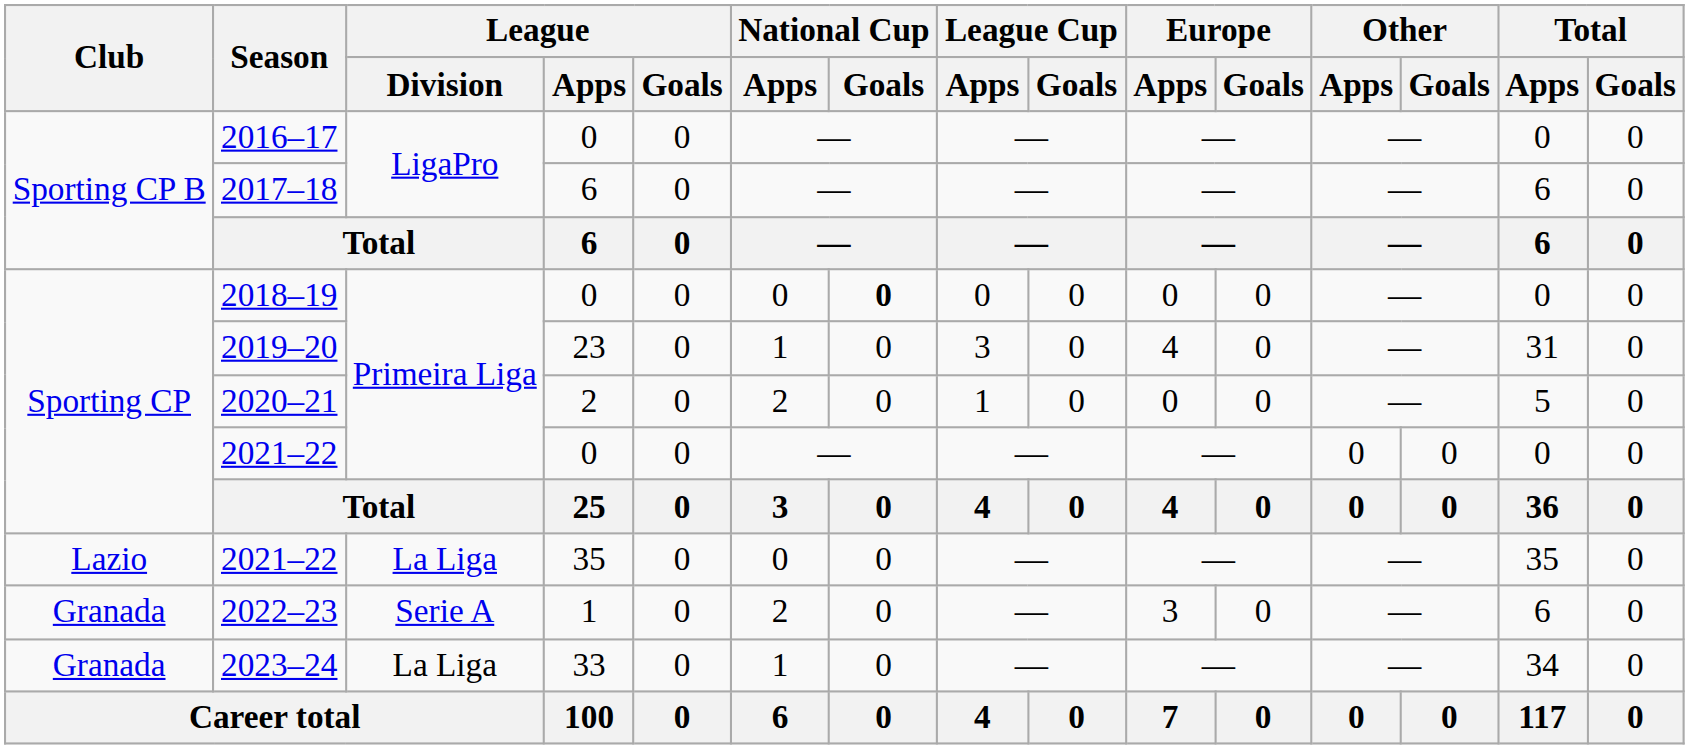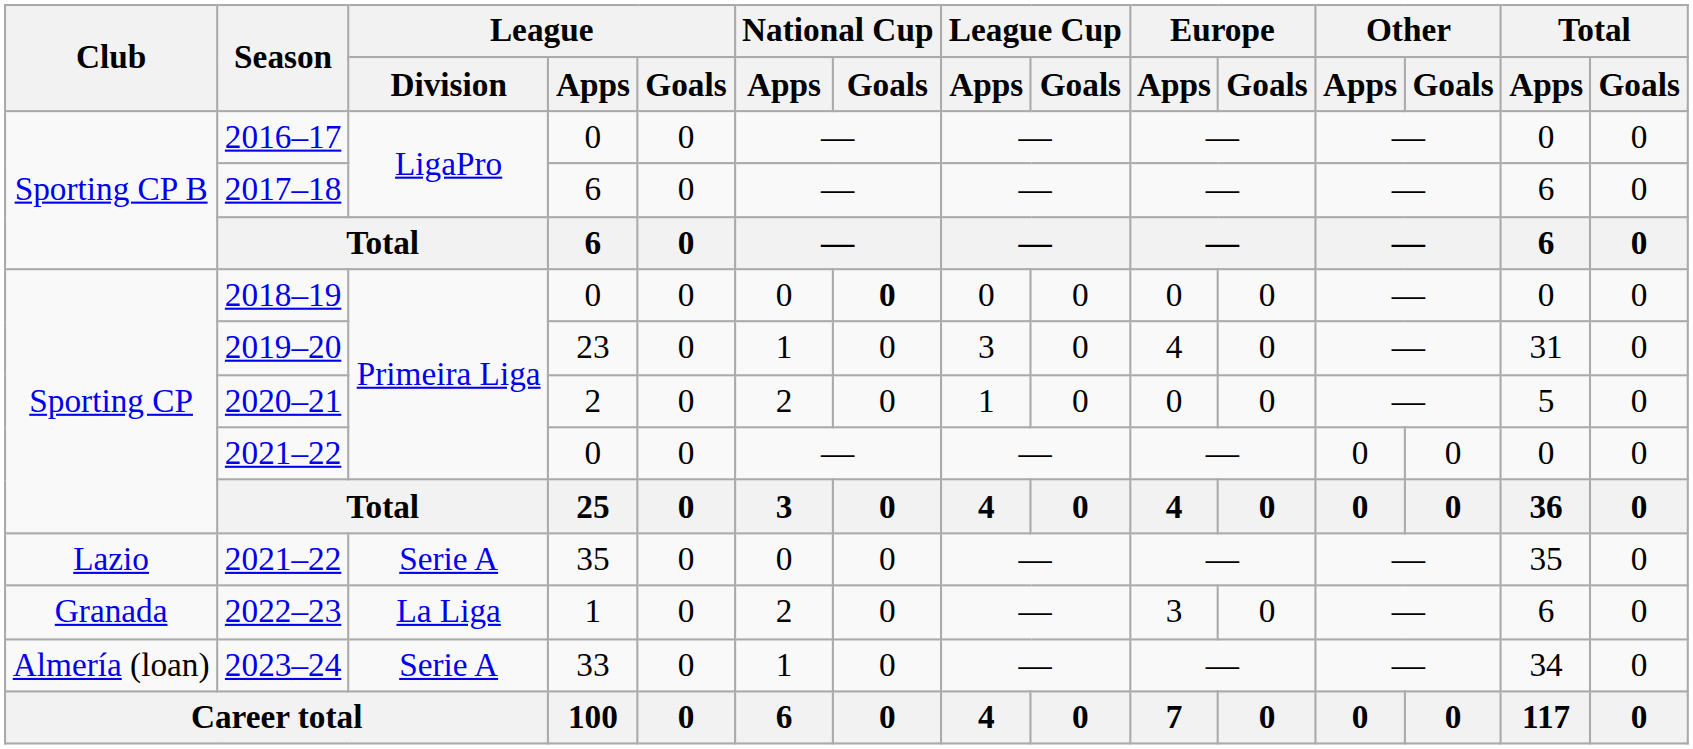(445, 558) La Liga -> (449, 558) Serie A
(445, 611) Serie A -> (449, 611) La Liga
(109, 664) Granada -> (111, 664) Almería (loan)
(445, 664) La Liga -> (449, 664) Serie A
